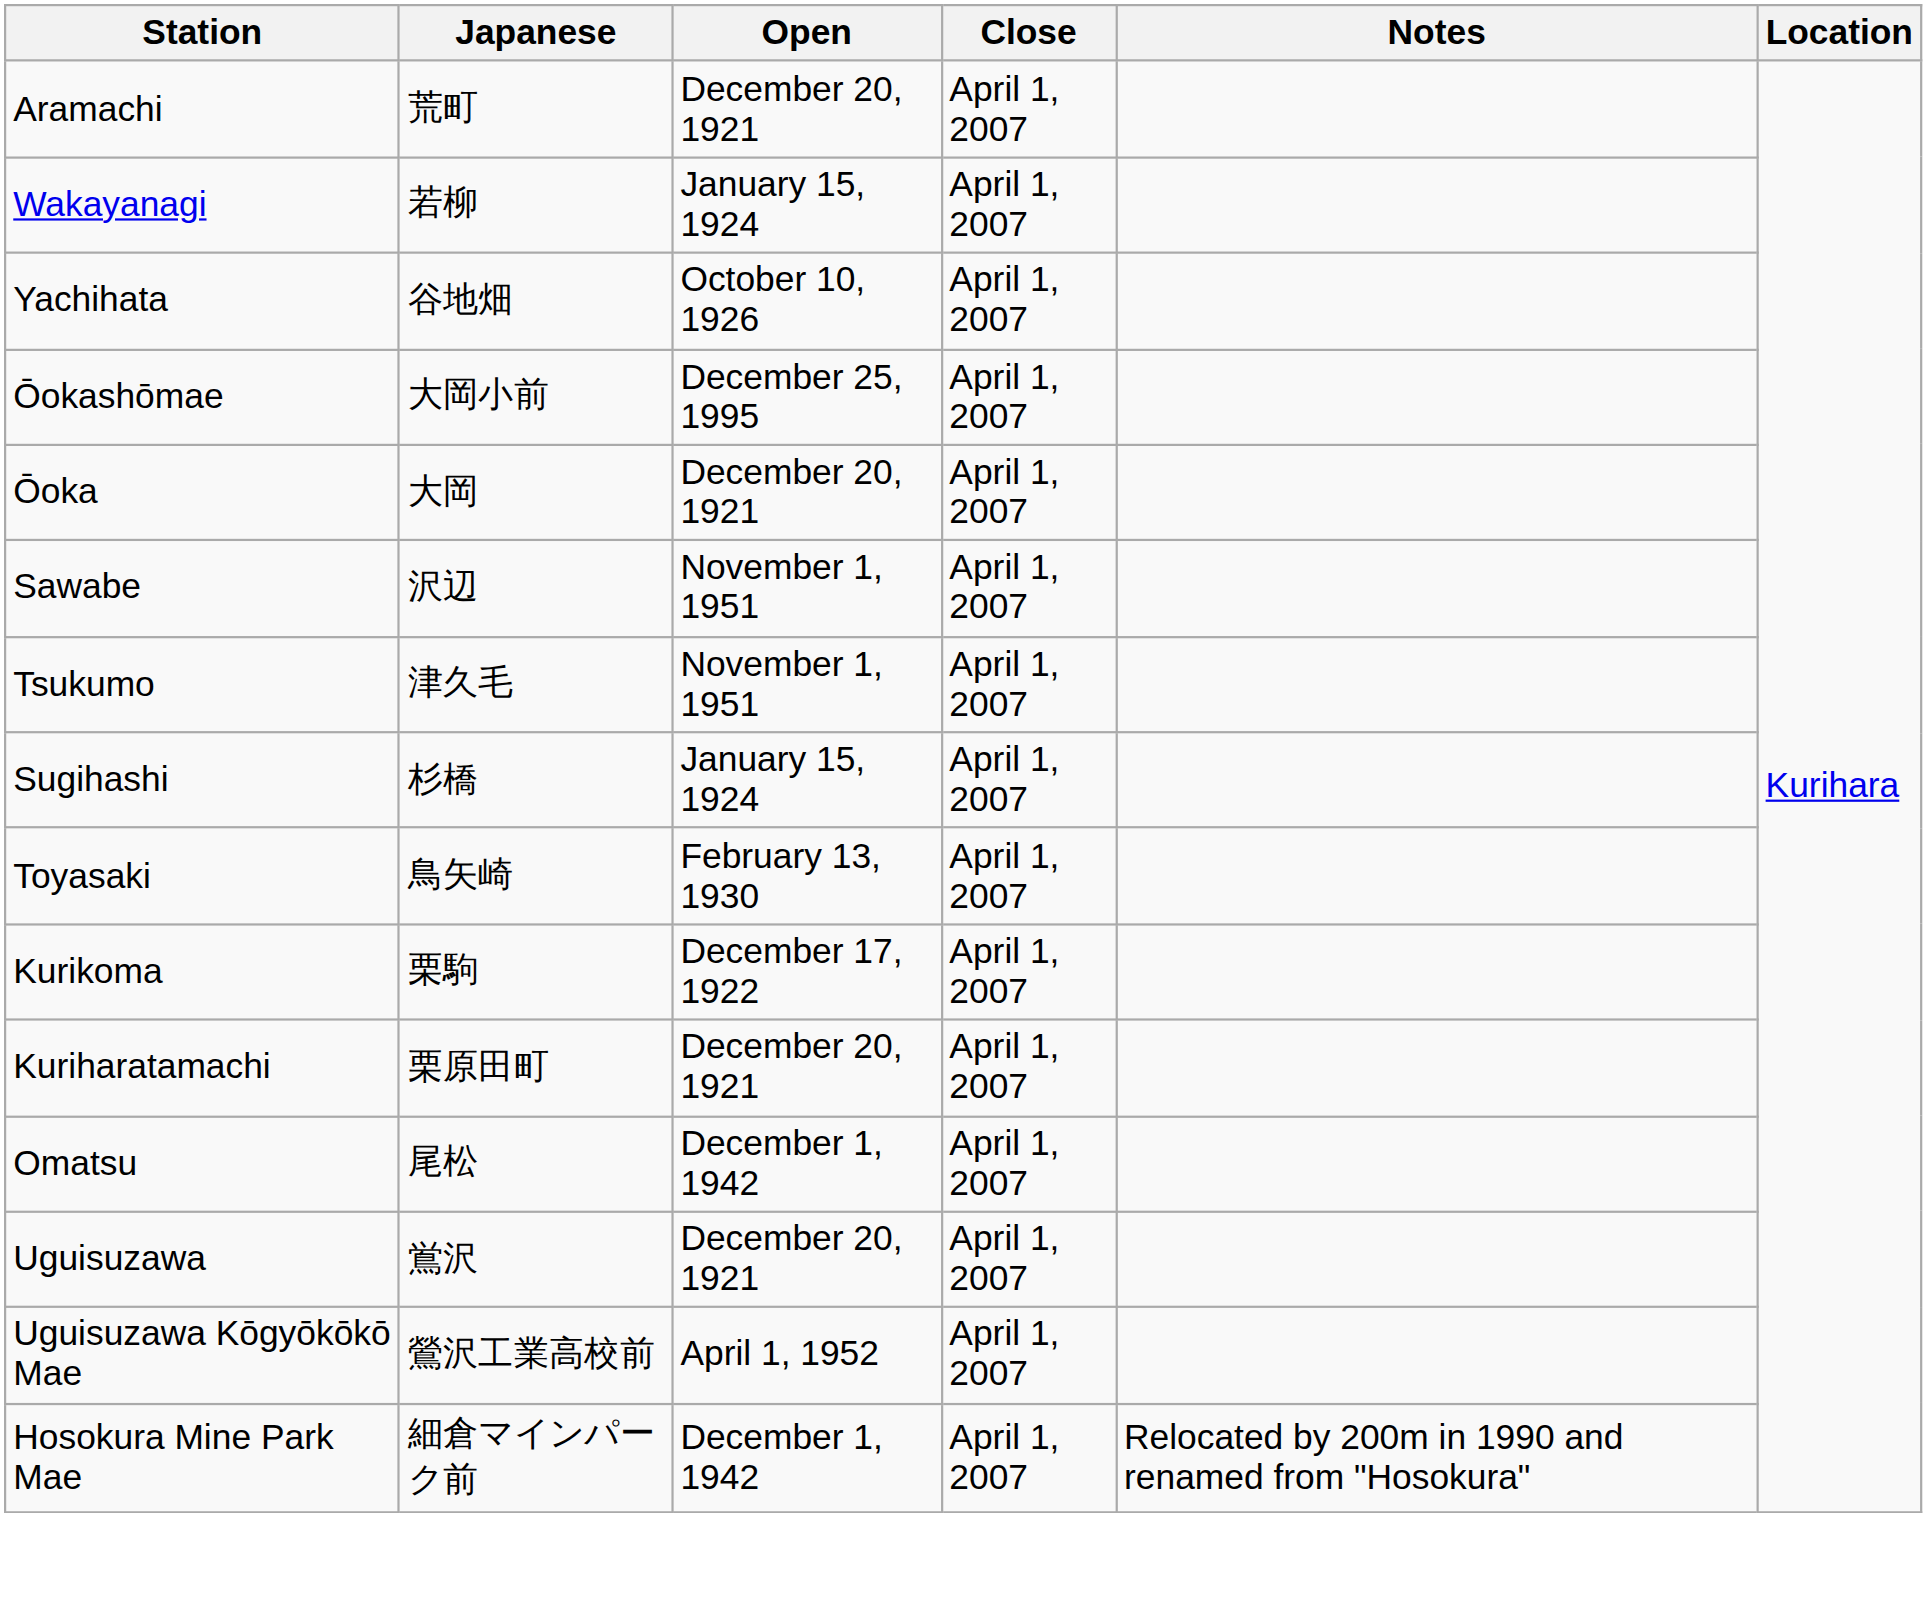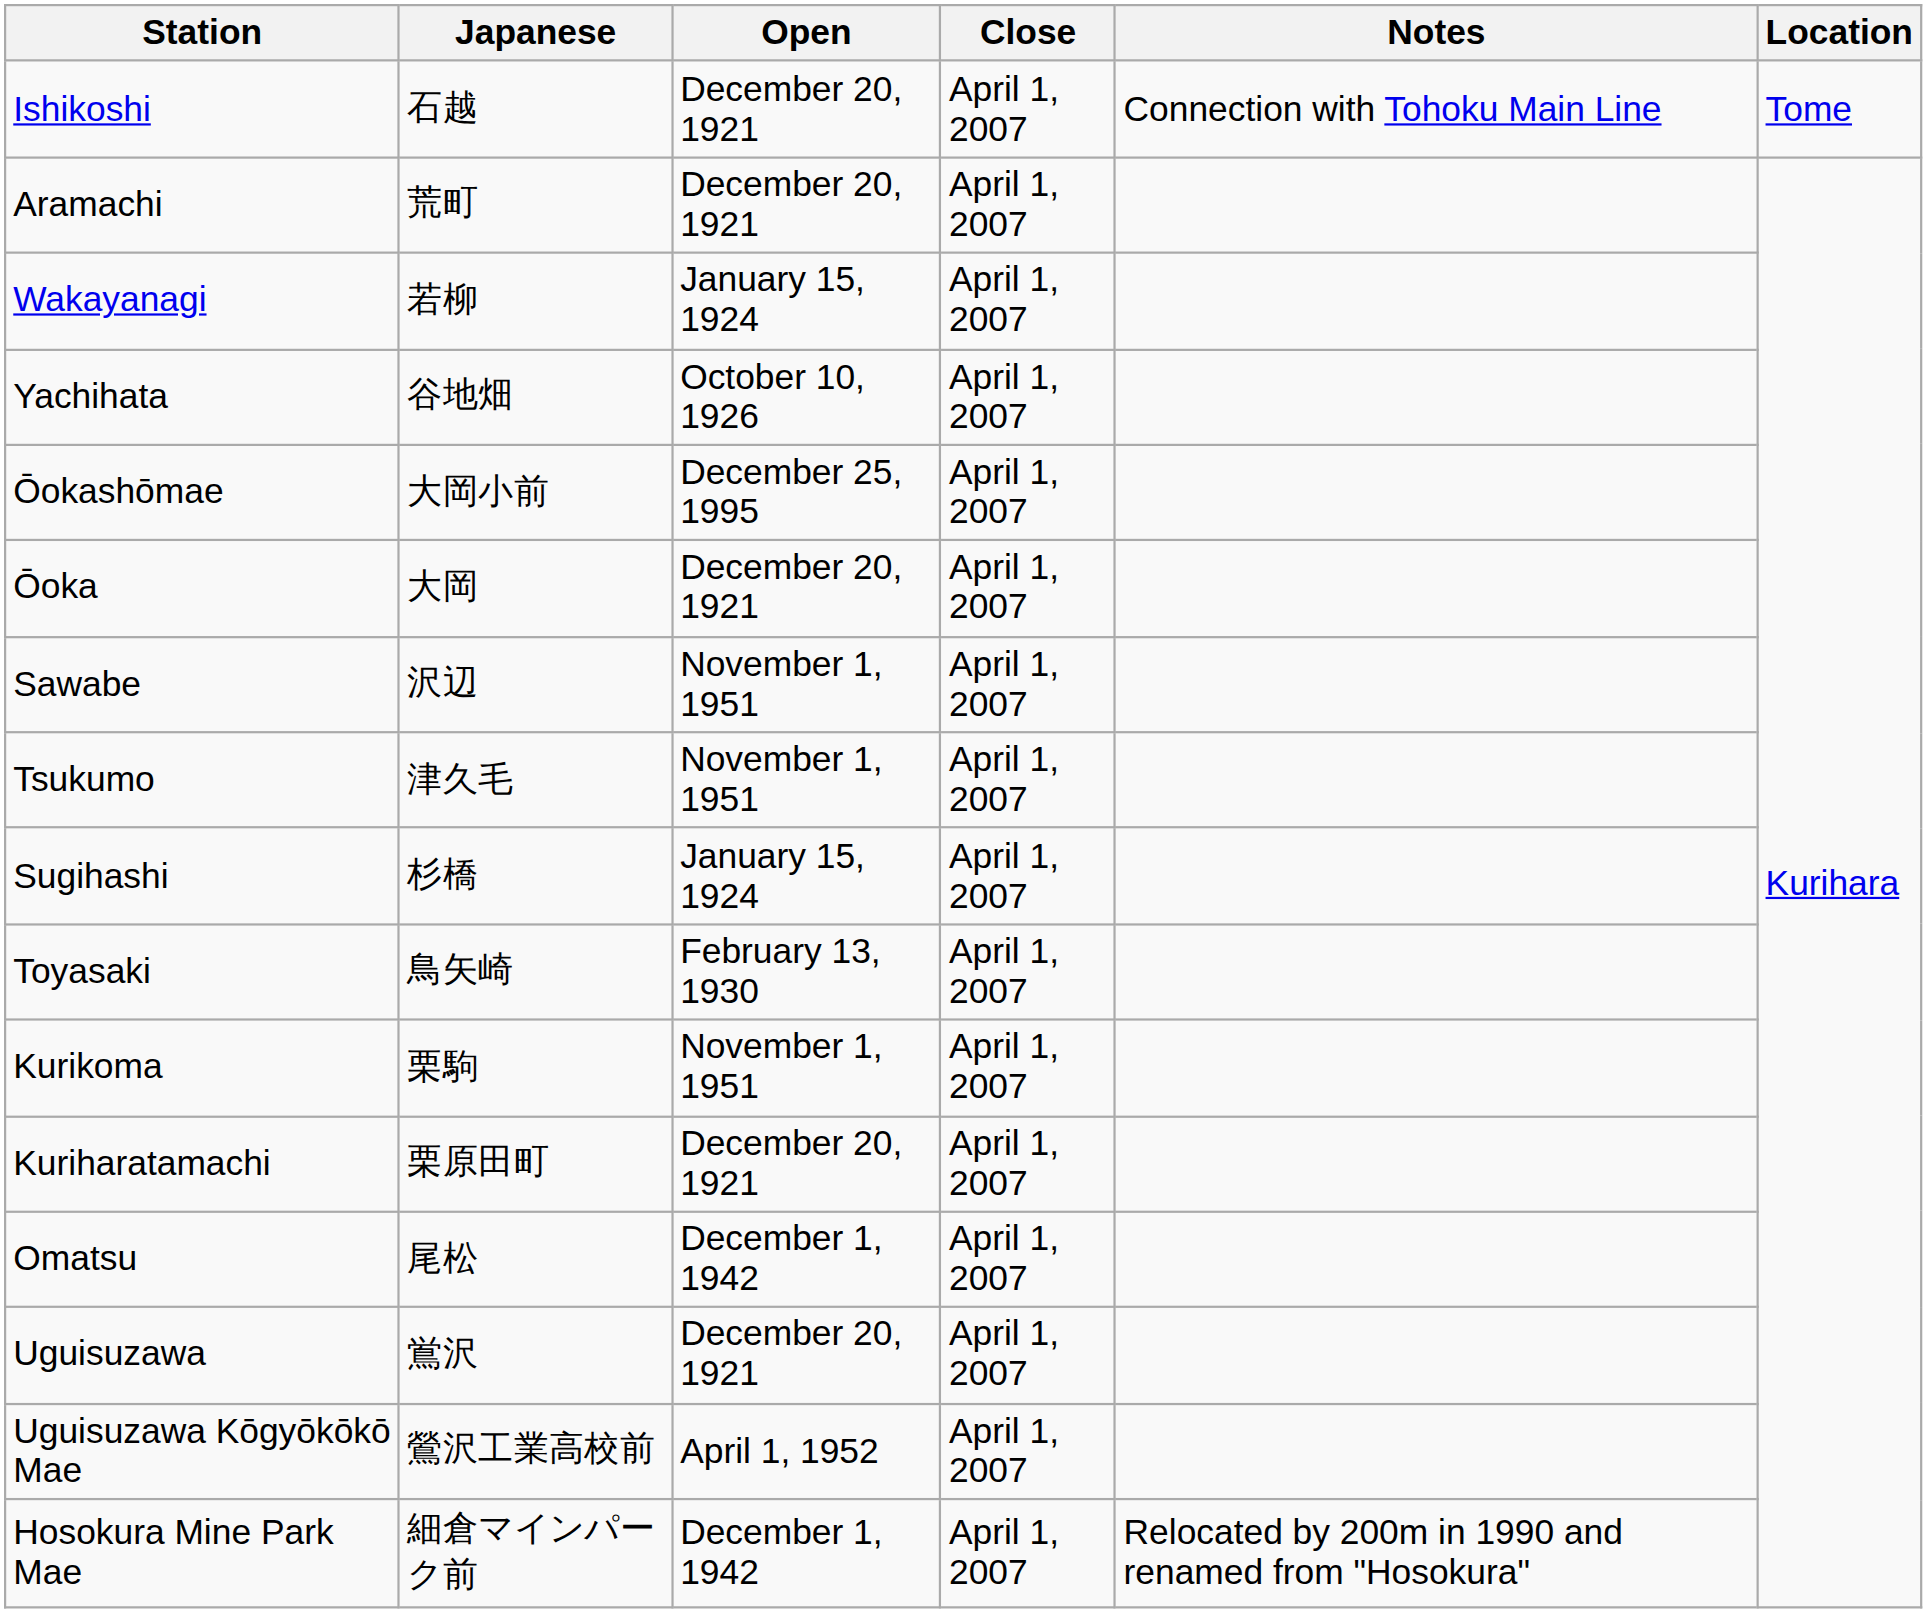+ row: (82, 108)
(791, 971) December 17, 1922 -> (781, 1067) November 1, 1951
